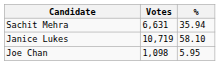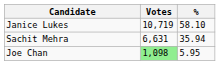rows swapped: (37, 39) <-> (37, 25)
(155, 53) no background -> (155, 53) lightgreen background
